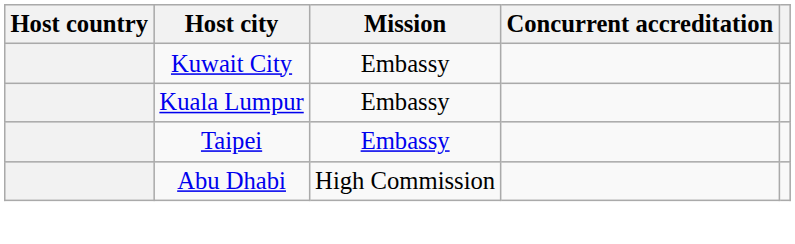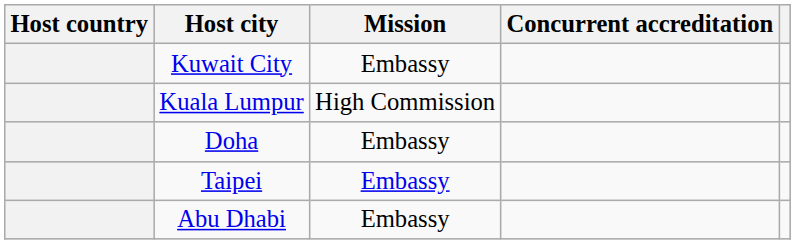(405, 102) Embassy -> (405, 102) High Commission
+ row: (232, 141)
(405, 180) High Commission -> (405, 219) Embassy
